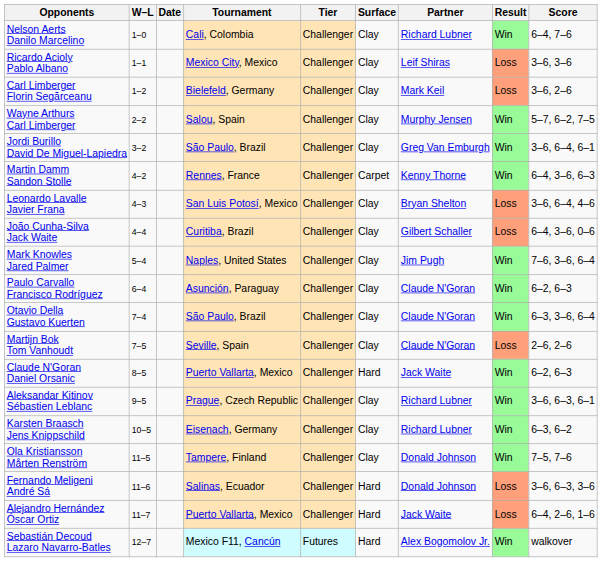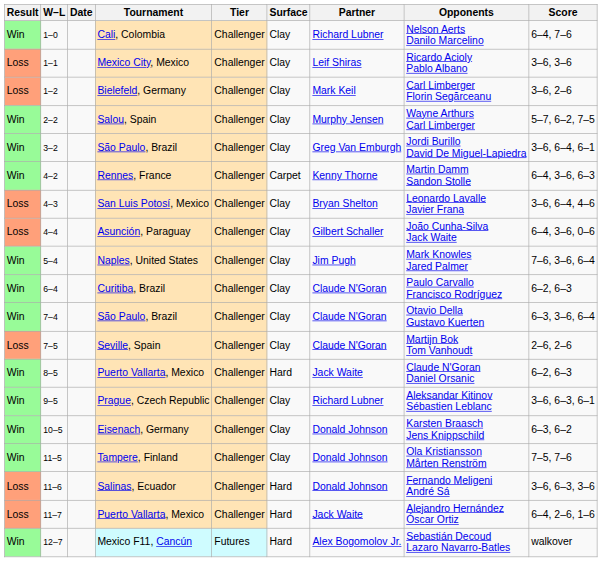columns swapped: (511, 12) <-> (67, 12)
(220, 232) Curitiba, Brazil -> (144, 232) Asunción, Paraguay
(232, 288) Asunción, Paraguay -> (131, 288) Curitiba, Brazil
(436, 429) Richard Lubner -> (350, 429) Donald Johnson
